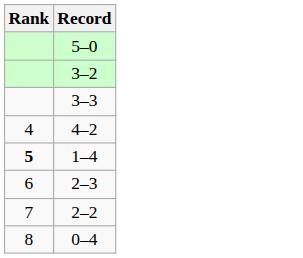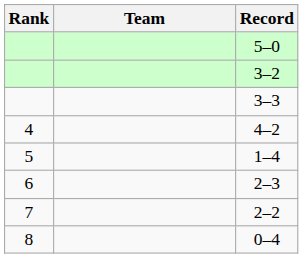+ column: (145, 18)
(29, 156) bold -> (29, 156) normal
